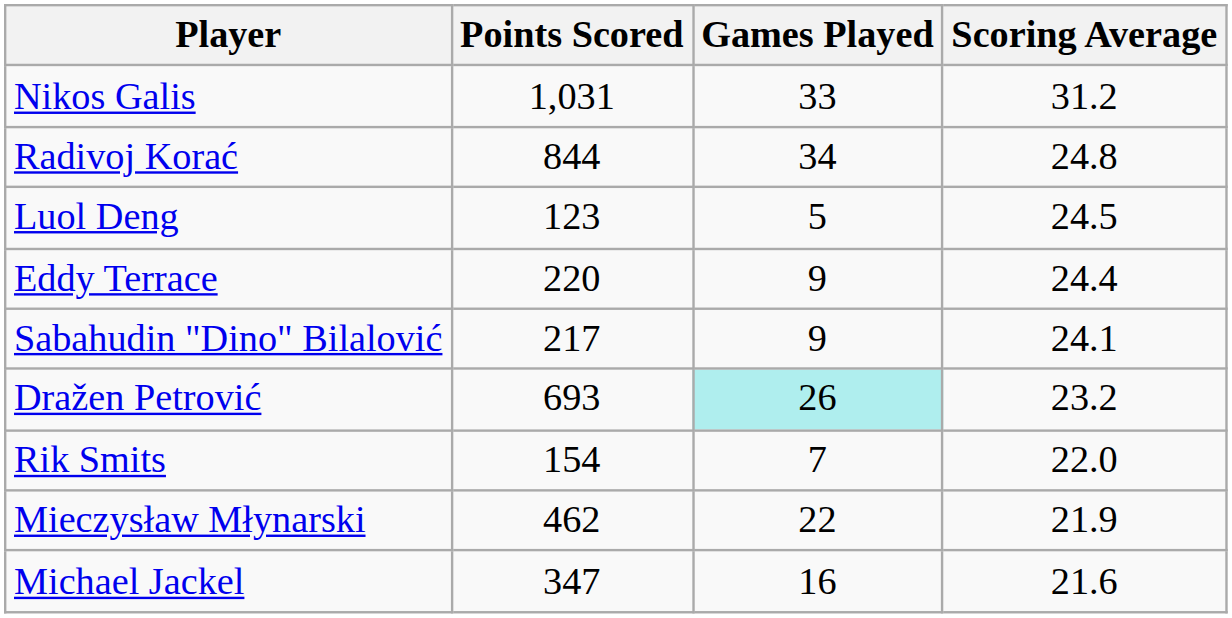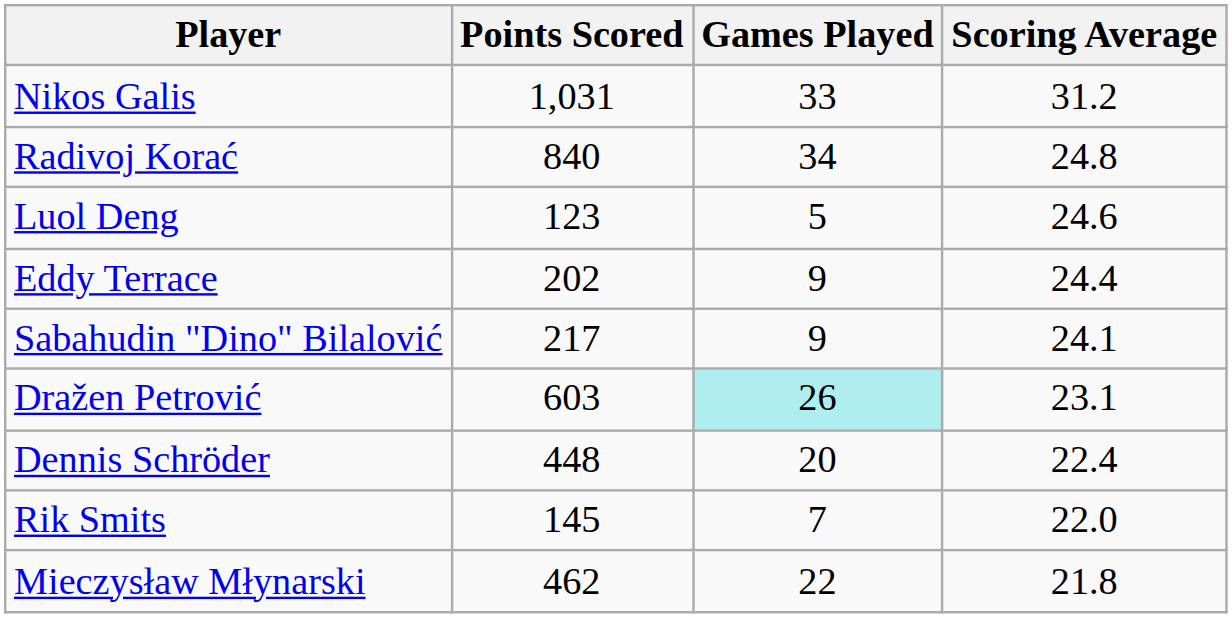(572, 156) 844 -> (572, 156) 840
(1084, 216) 24.5 -> (1084, 216) 24.6
(572, 277) 220 -> (572, 277) 202
(572, 398) 693 -> (572, 398) 603
(1084, 398) 23.2 -> (1084, 398) 23.1
+ row: (142, 459)
(572, 459) 154 -> (572, 519) 145
(1084, 519) 21.9 -> (1084, 580) 21.8
- row: (129, 580)
